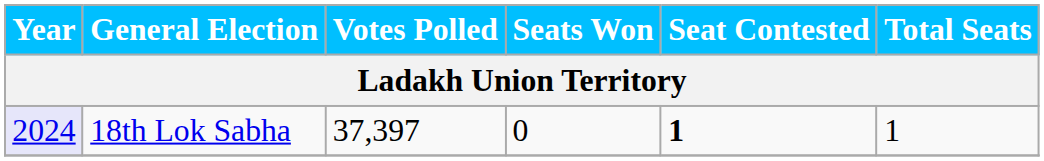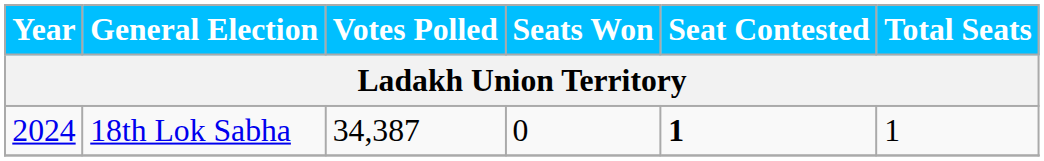(44, 130) lavender background -> (44, 130) no background
(376, 130) 37,397 -> (376, 130) 34,387
